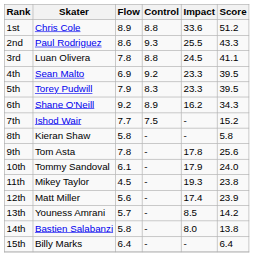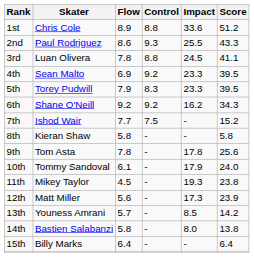(151, 105) 8.9 -> (151, 105) 9.2
(193, 197) 17.4 -> (193, 197) 17.3
